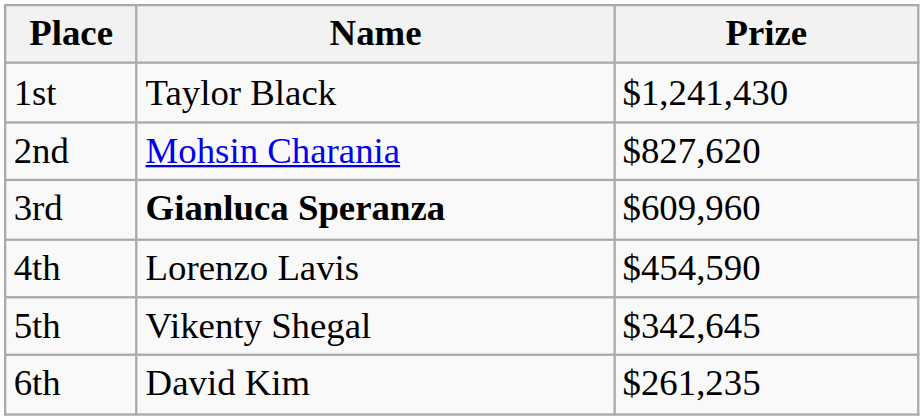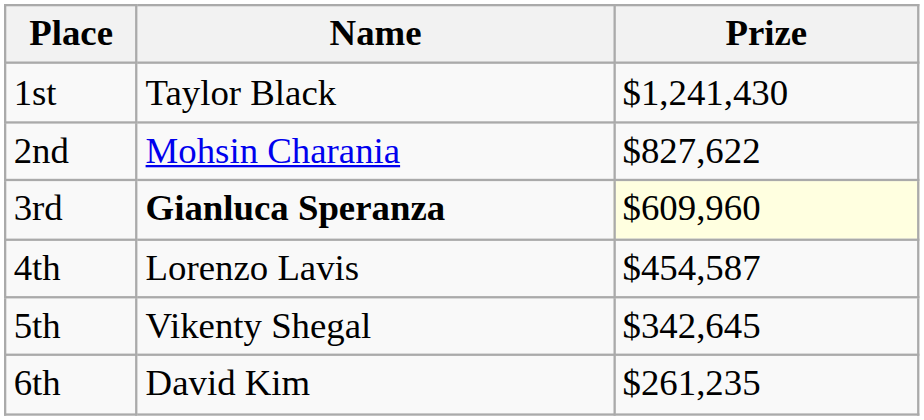(692, 150) $827,620 -> (692, 150) $827,622
(692, 208) no background -> (692, 208) lightyellow background
(692, 267) $454,590 -> (692, 267) $454,587
